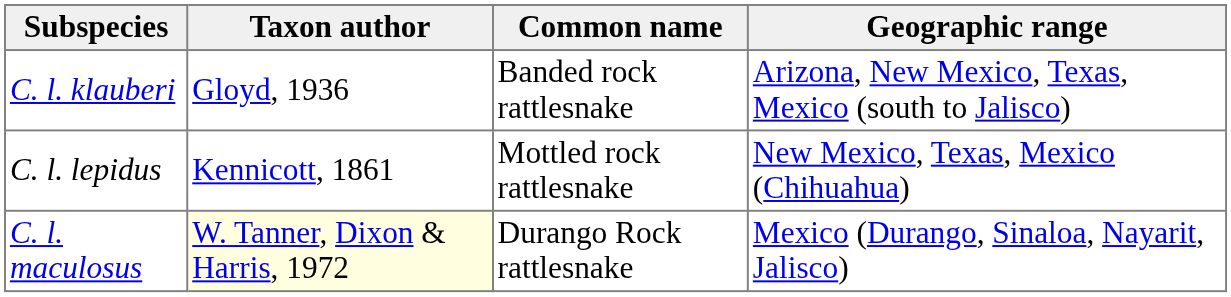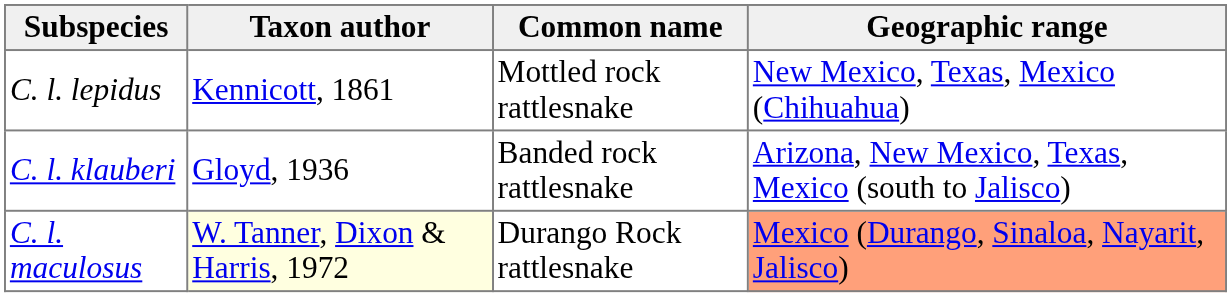rows swapped: (93, 89) <-> (86, 170)
(978, 250) no background -> (978, 250) lightsalmon background
